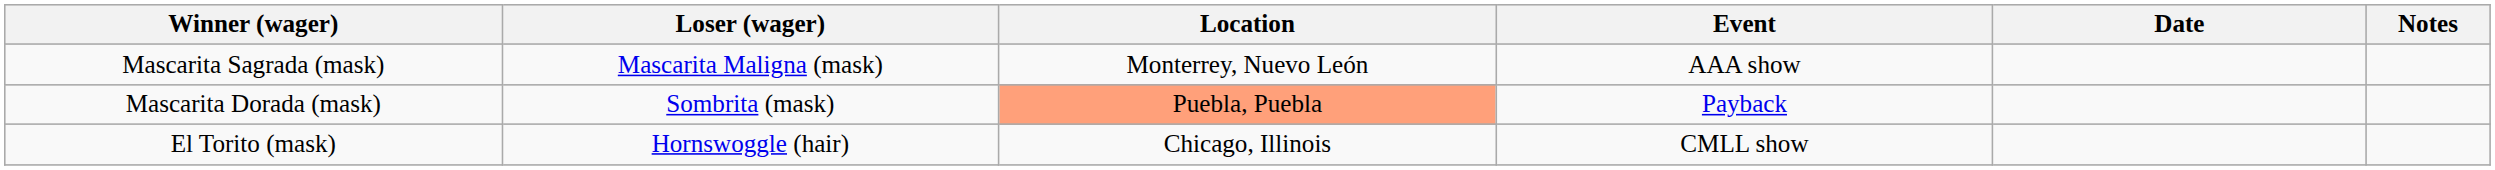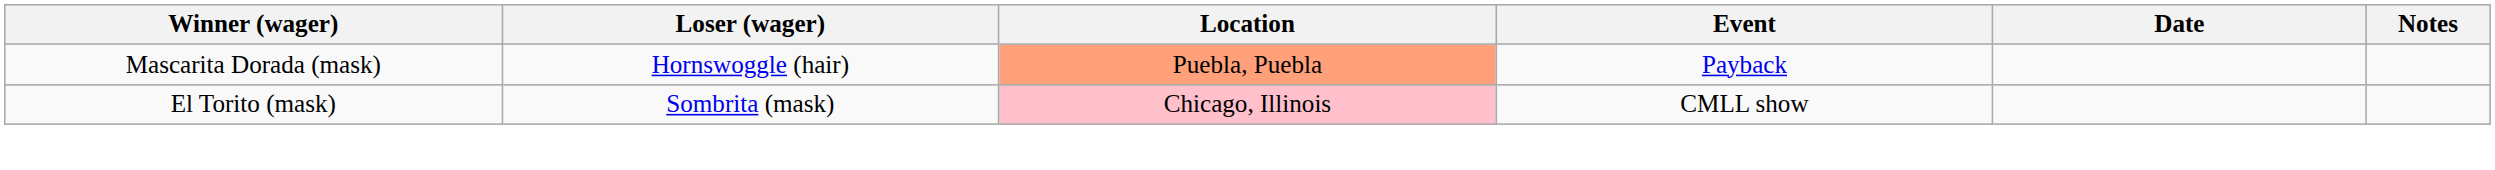- row: (253, 64)
(750, 104) Sombrita (mask) -> (750, 64) Hornswoggle (hair)
(750, 143) Hornswoggle (hair) -> (750, 104) Sombrita (mask)
(1247, 143) no background -> (1247, 104) pink background
